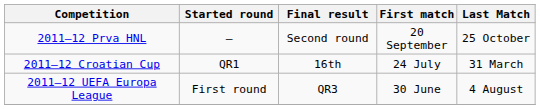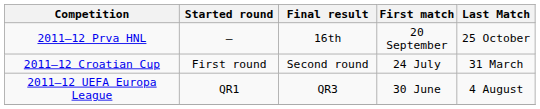(328, 39) Second round -> (328, 39) 16th
(229, 64) QR1 -> (229, 64) First round
(328, 64) 16th -> (328, 64) Second round
(229, 89) First round -> (229, 89) QR1
